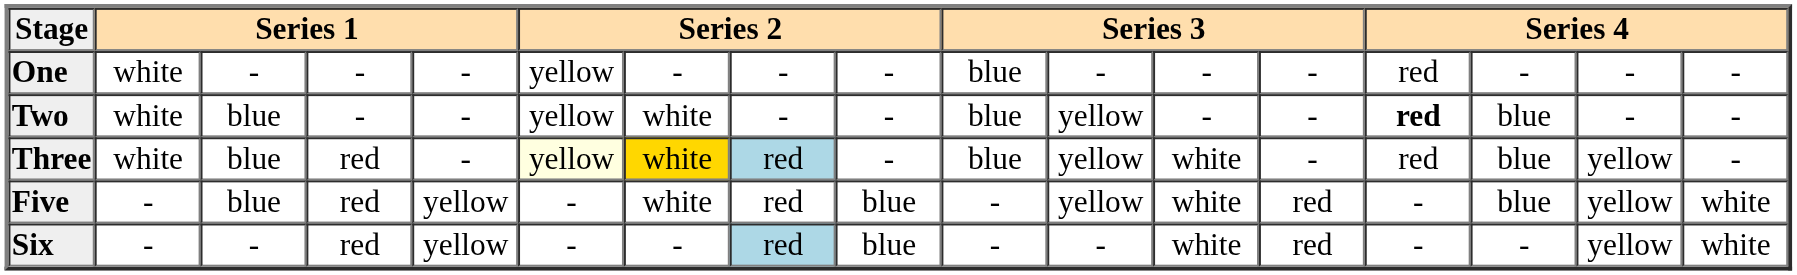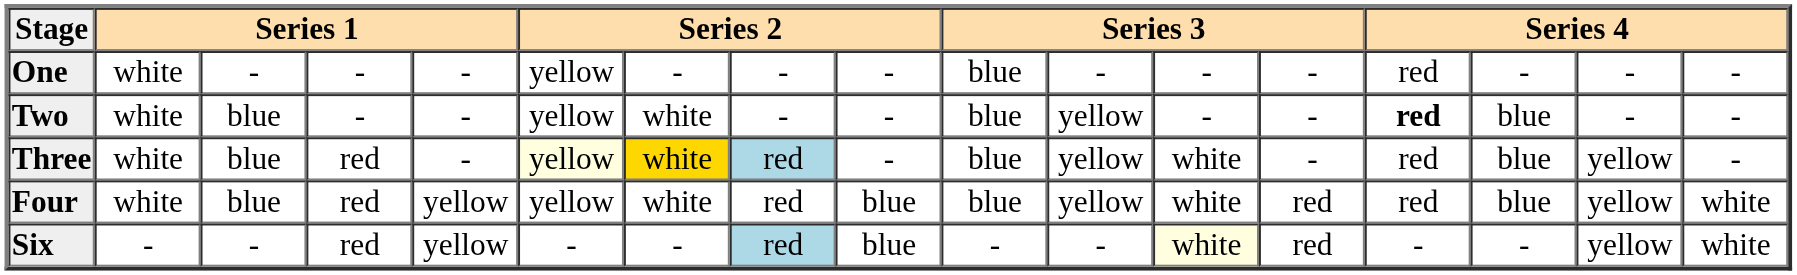+ row: (45, 201)
- row: (41, 201)
(1207, 244) no background -> (1207, 244) lightyellow background
